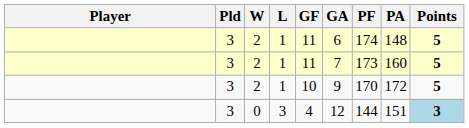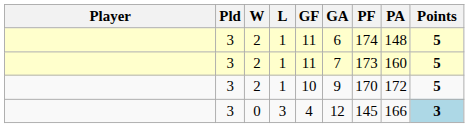(366, 110) 144 -> (366, 110) 145
(396, 110) 151 -> (396, 110) 166
